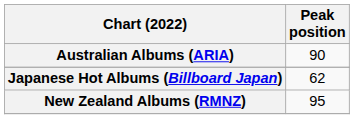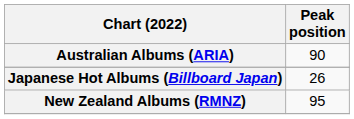(317, 78) 62 -> (317, 78) 26
